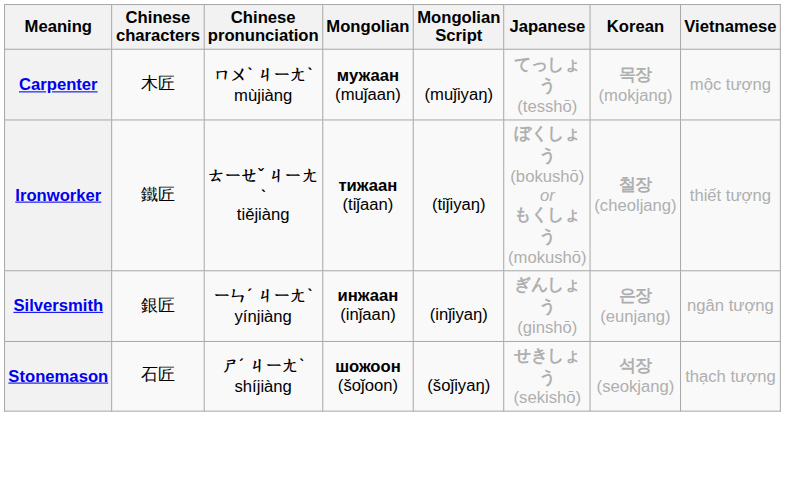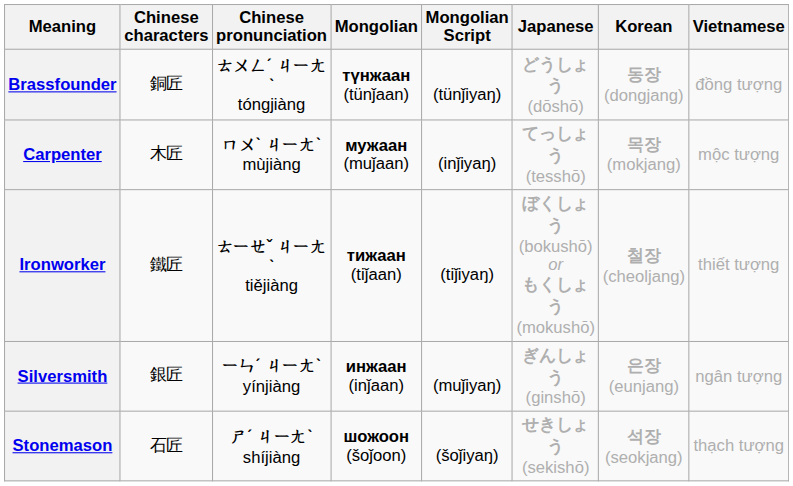+ row: (62, 84)
(459, 94) (muǰiyaŋ) -> (467, 164) (inǰiyaŋ)
(459, 315) (inǰiyaŋ) -> (467, 385) (muǰiyaŋ)
